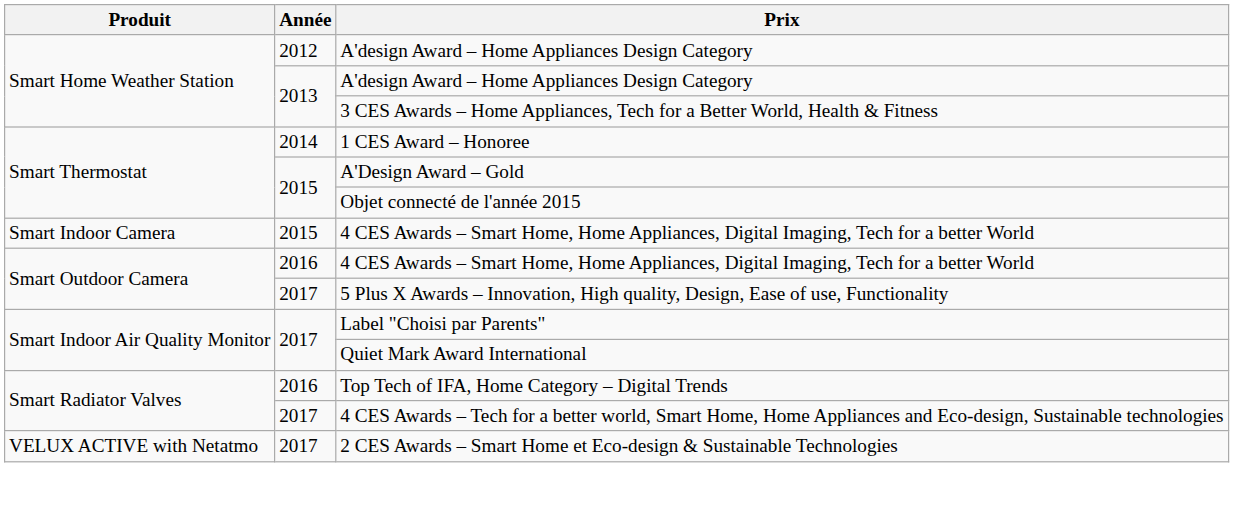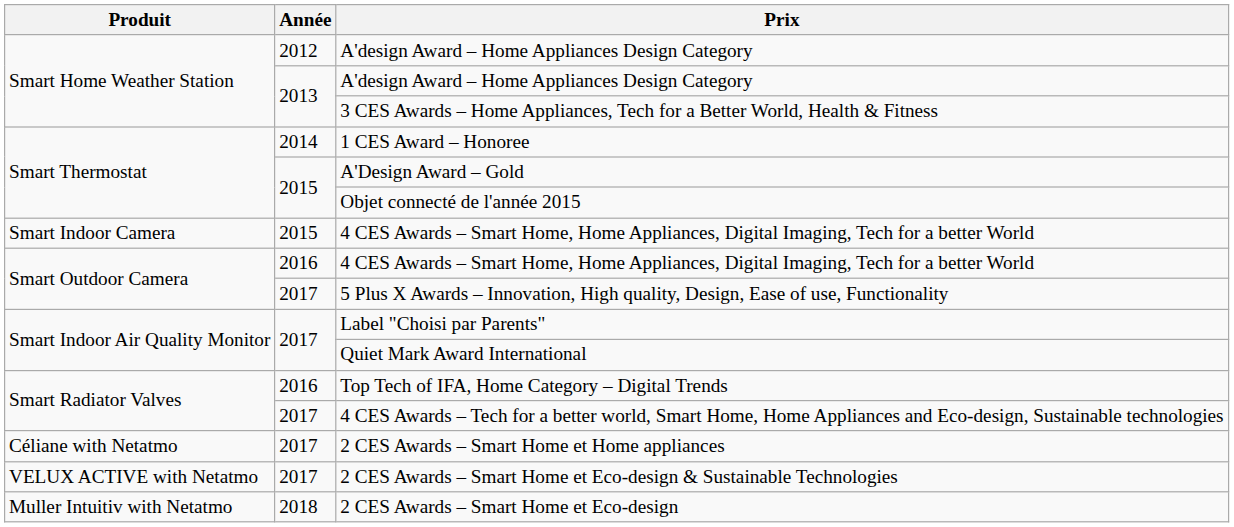+ row: (298, 446)
+ row: (298, 506)
